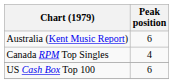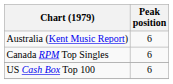(149, 54) 4 -> (149, 54) 6
